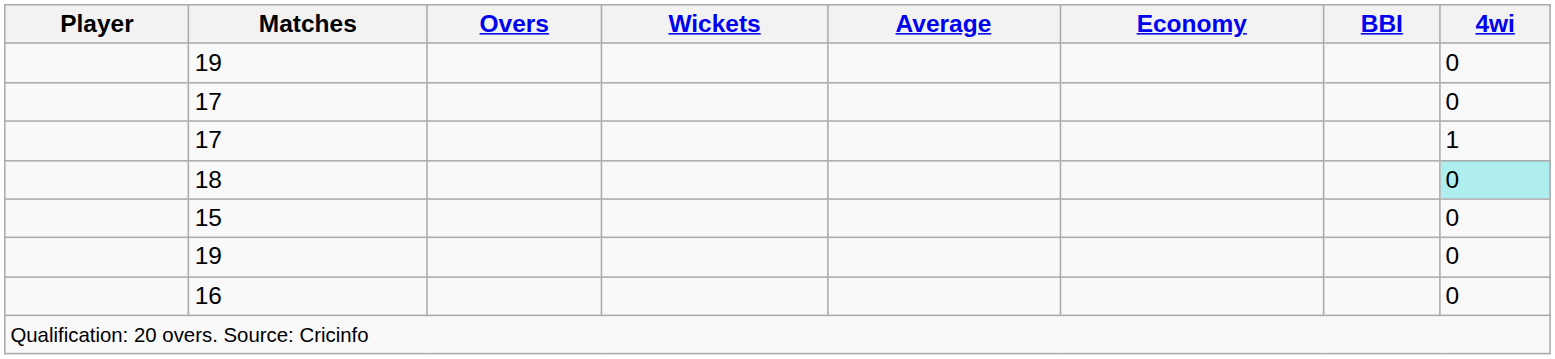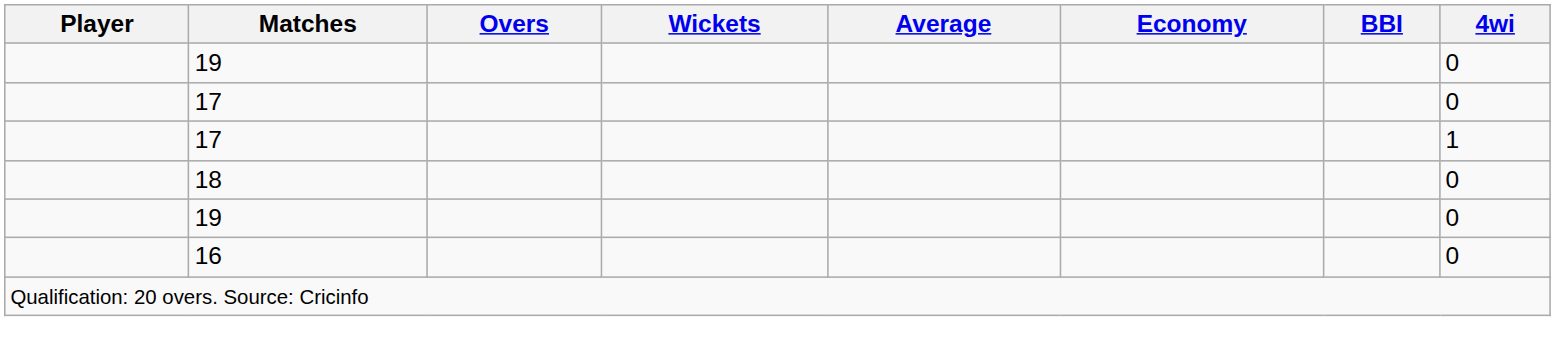(1452, 179) paleturquoise background -> (1452, 179) no background
- row: (97, 218)
